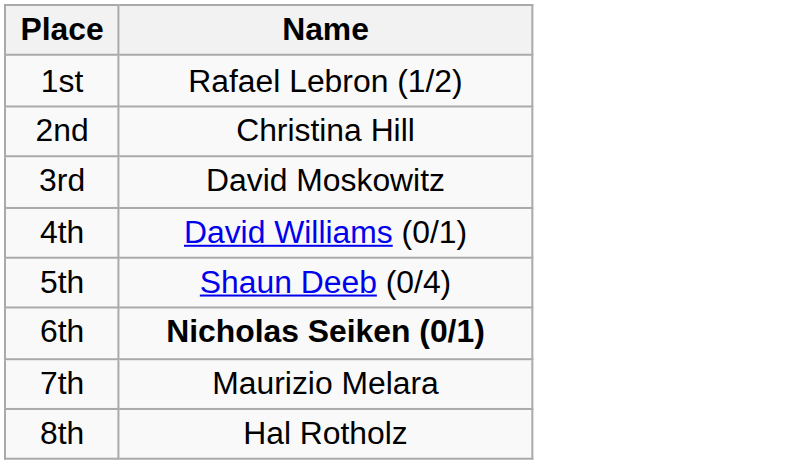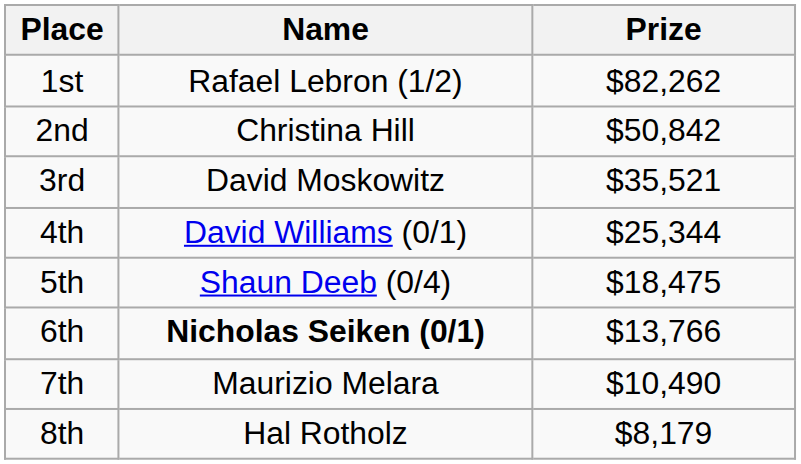+ column: (664, 29)
